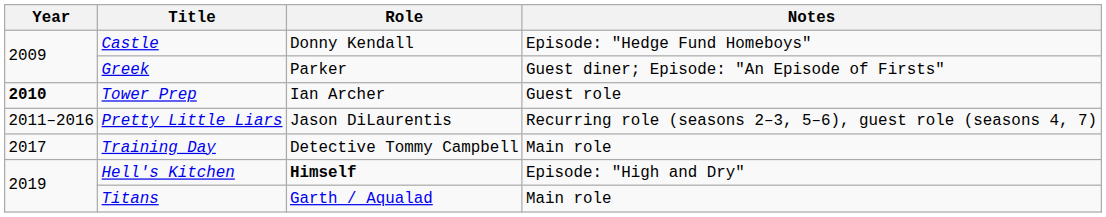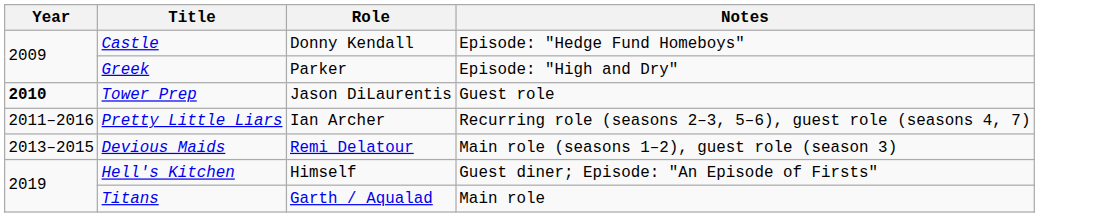(735, 69) Guest diner; Episode: "An Episode of Firsts" -> (569, 69) Episode: "High and Dry"
(338, 95) Ian Archer -> (371, 95) Jason DiLaurentis
(371, 121) Jason DiLaurentis -> (338, 121) Ian Archer
+ row: (163, 147)
- row: (159, 147)
(323, 173) bold -> (323, 173) normal
(635, 173) Episode: "High and Dry" -> (669, 173) Guest diner; Episode: "An Episode of Firsts"
